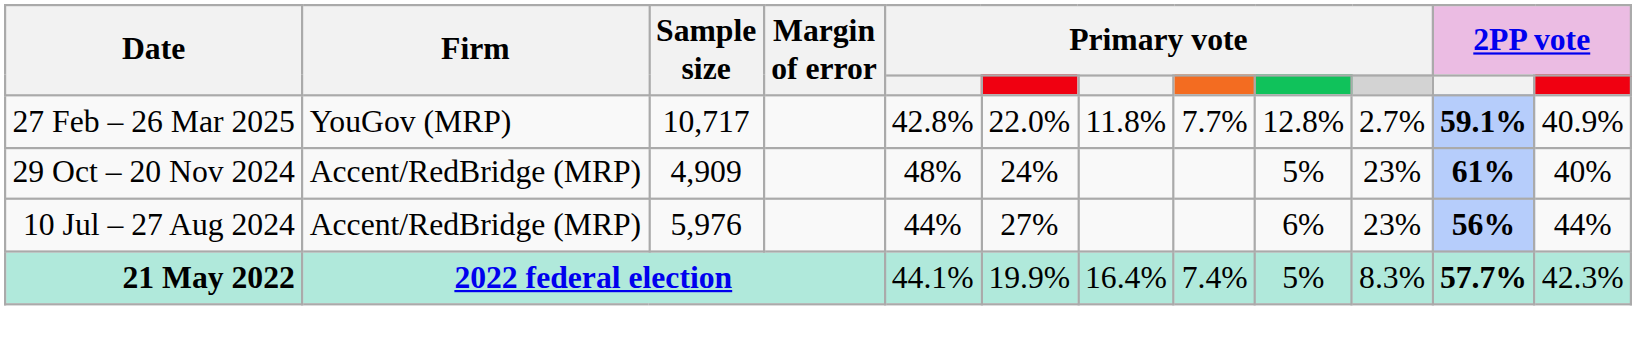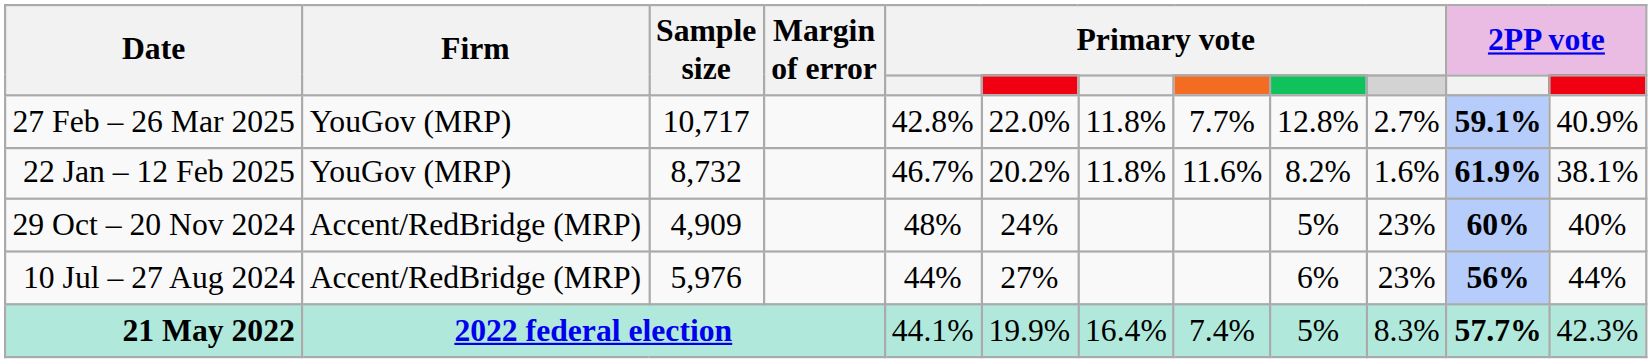+ row: (159, 172)
(1483, 172) 61% -> (1498, 225) 60%
